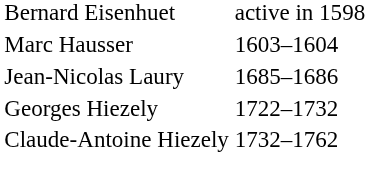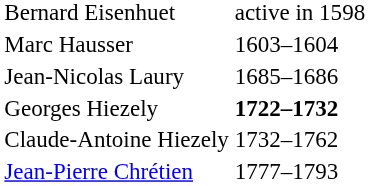(286, 108) normal -> (286, 108) bold
+ row: (99, 171)
